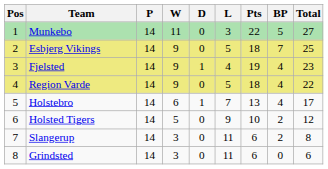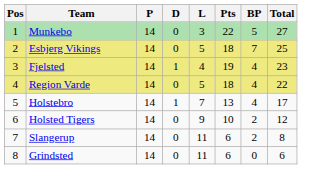- column: (176, 13)
